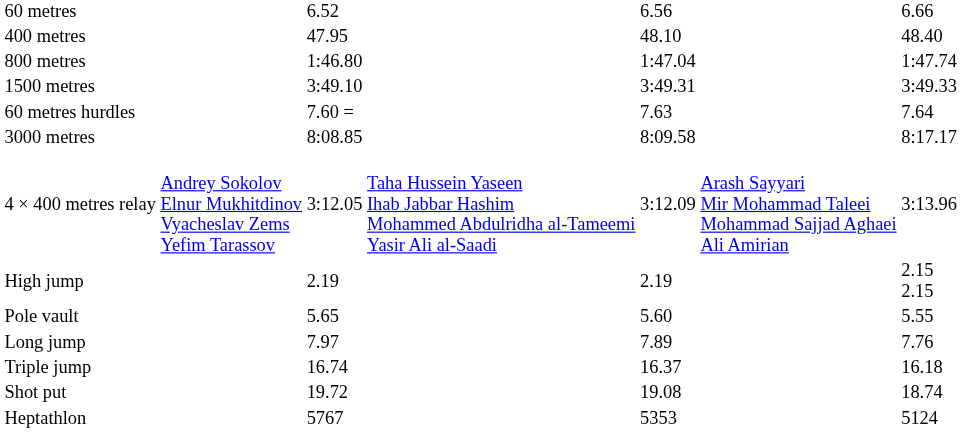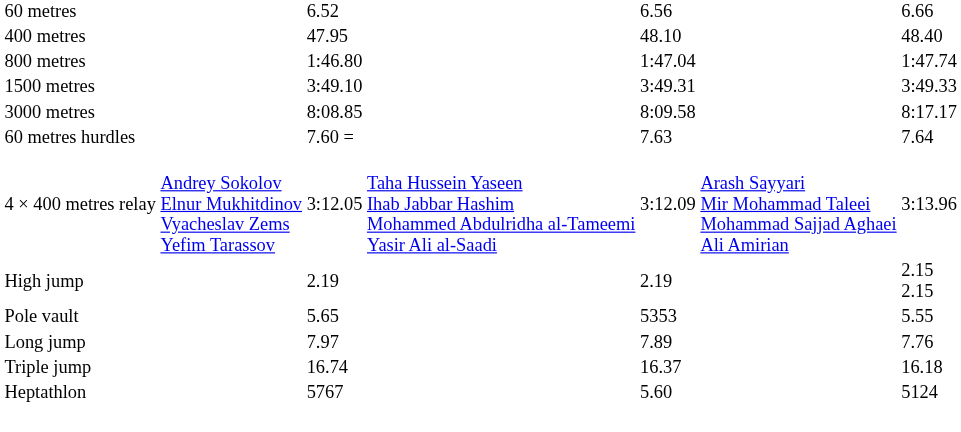rows swapped: (50, 137) <-> (70, 111)
(656, 316) 5.60 -> (658, 316) 5353
- row: (35, 392)
(658, 417) 5353 -> (656, 392) 5.60
